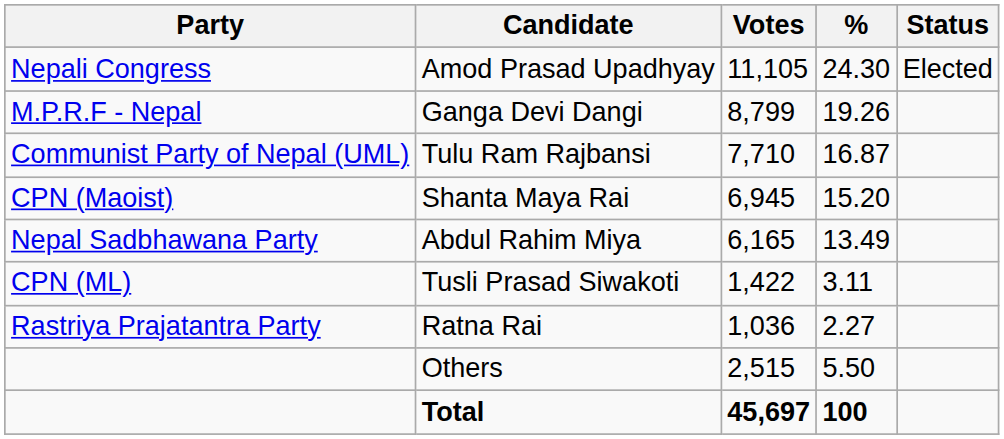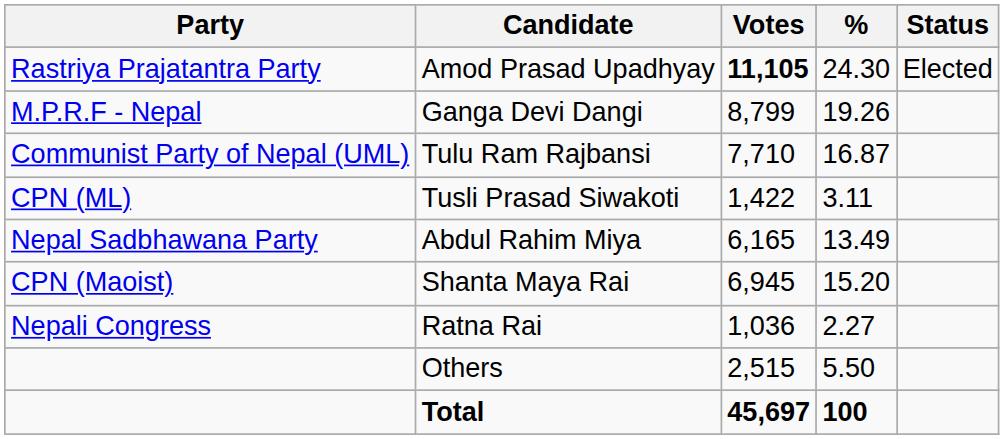(111, 68) Nepali Congress -> (166, 68) Rastriya Prajatantra Party
(768, 68) normal -> (768, 68) bold
rows swapped: (525, 197) <-> (550, 283)
(166, 326) Rastriya Prajatantra Party -> (111, 326) Nepali Congress
